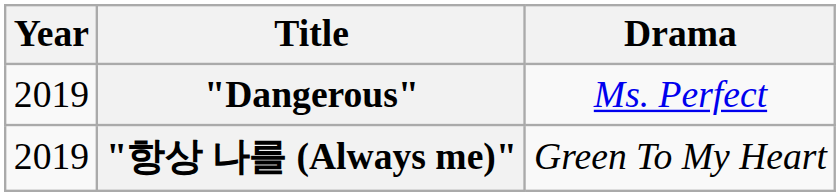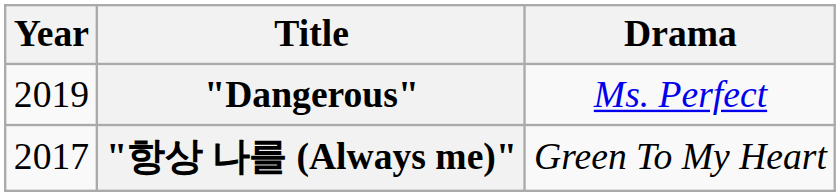(51, 157) 2019 -> (51, 157) 2017
